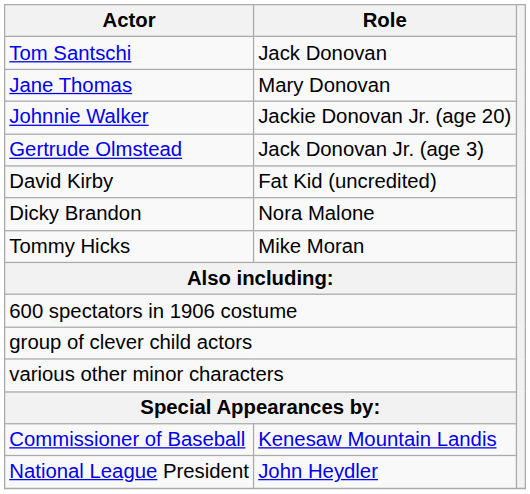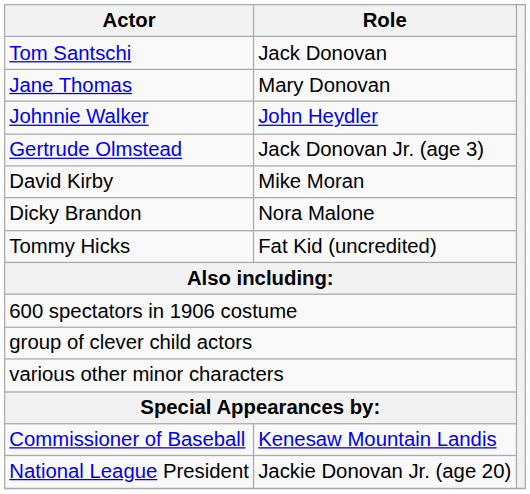(385, 117) Jackie Donovan Jr. (age 20) -> (318, 117) John Heydler
(347, 181) Fat Kid (uncredited) -> (311, 181) Mike Moran
(311, 246) Mike Moran -> (347, 246) Fat Kid (uncredited)
(318, 471) John Heydler -> (385, 471) Jackie Donovan Jr. (age 20)
